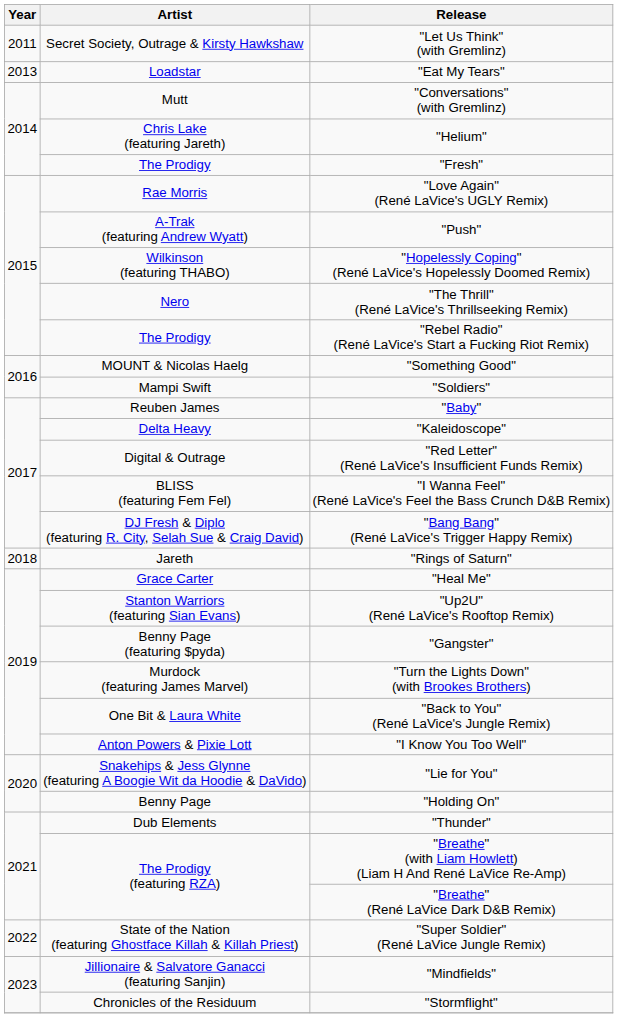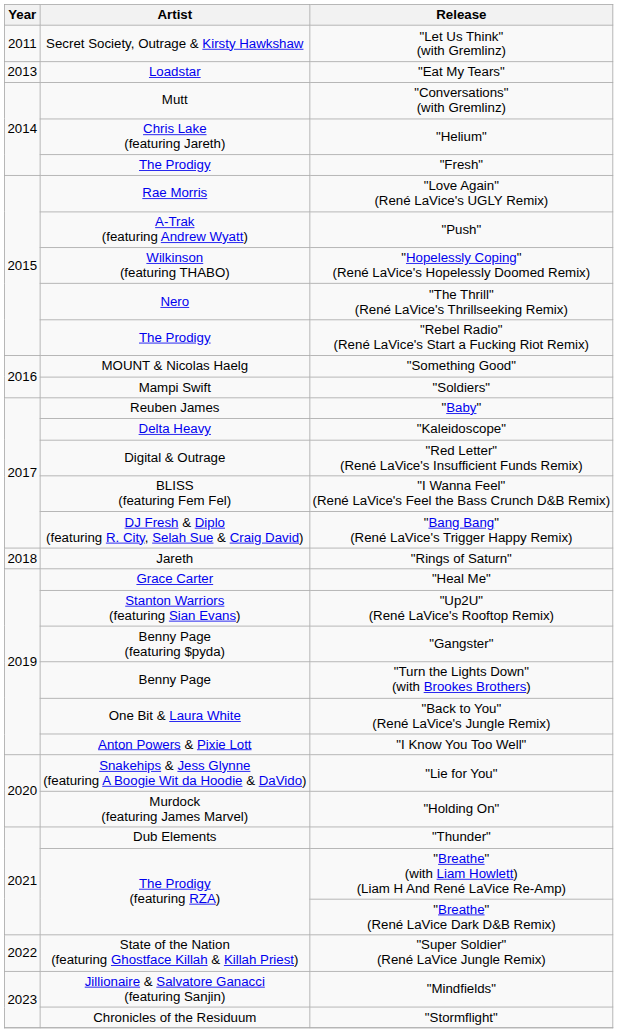(175, 680) Murdock (featuring James Marvel) -> (175, 680) Benny Page
(175, 801) Benny Page -> (175, 809) Murdock (featuring James Marvel)
